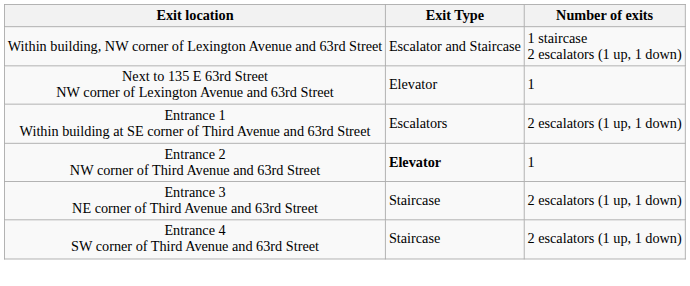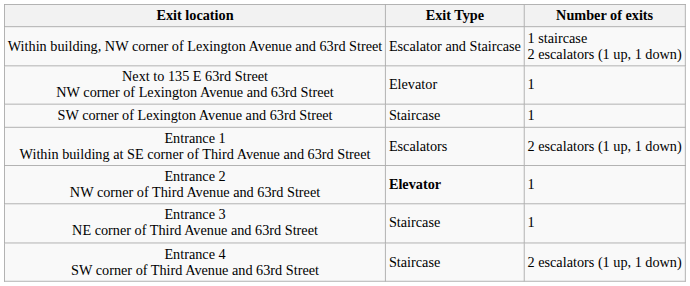+ row: (195, 115)
(605, 200) 2 escalators (1 up, 1 down) -> (531, 223) 1
